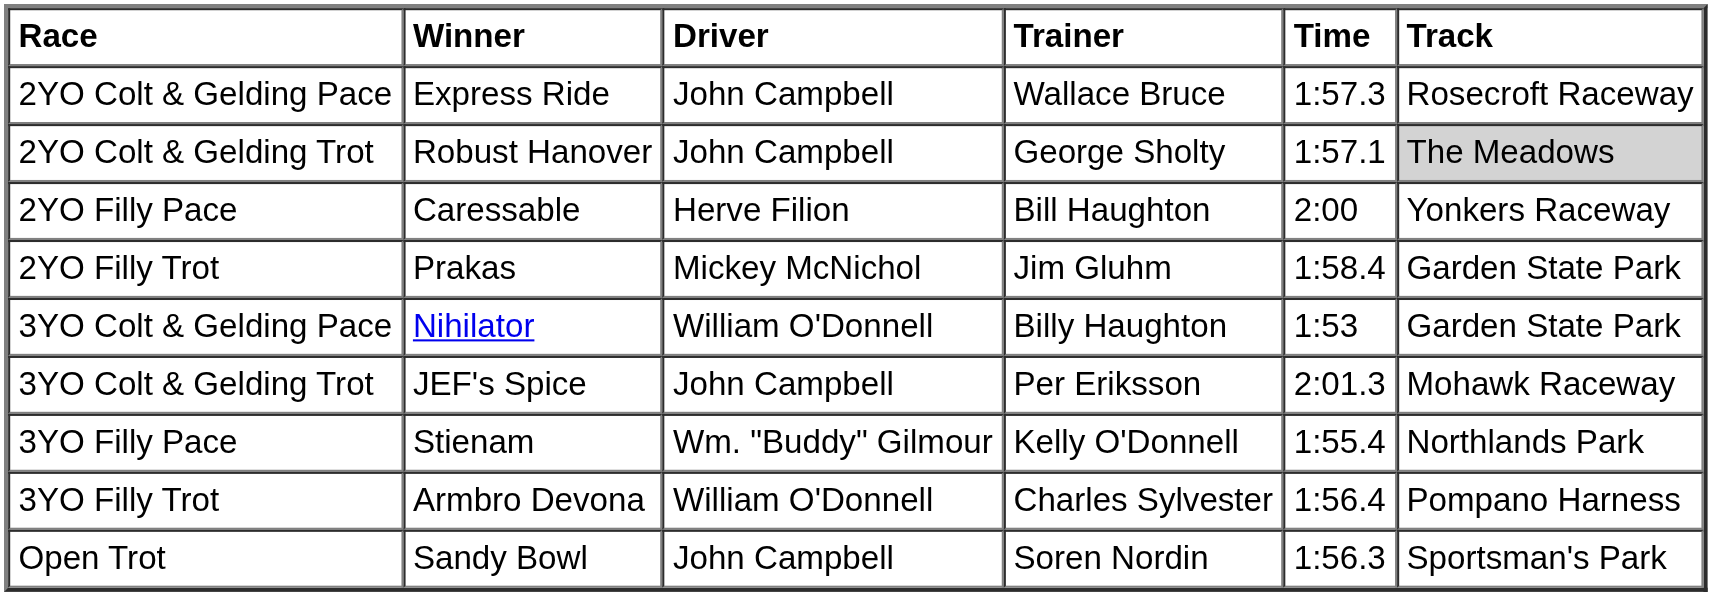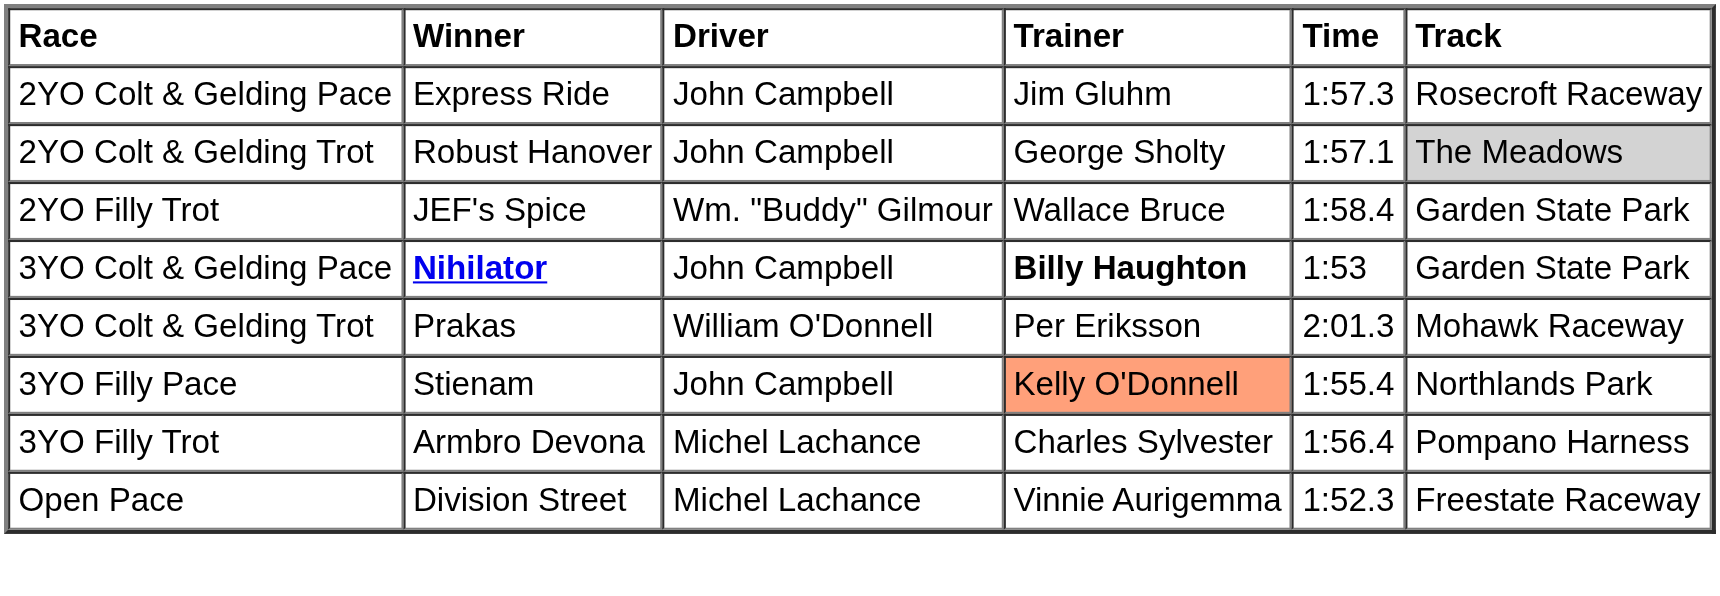(1120, 94) Wallace Bruce -> (1093, 94) Jim Gluhm
- row: (128, 210)
(464, 268) Prakas -> (500, 210) JEF's Spice
(797, 268) Mickey McNichol -> (833, 210) Wm. "Buddy" Gilmour
(1093, 268) Jim Gluhm -> (1120, 210) Wallace Bruce
(474, 326) normal -> (480, 268) bold
(803, 326) William O'Donnell -> (783, 268) John Campbell
(1120, 326) normal -> (1130, 268) bold
(500, 384) JEF's Spice -> (464, 326) Prakas
(783, 384) John Campbell -> (803, 326) William O'Donnell
(833, 442) Wm. "Buddy" Gilmour -> (783, 384) John Campbell
(1126, 442) no background -> (1126, 384) lightsalmon background
(803, 500) William O'Donnell -> (797, 442) Michel Lachance
+ row: (101, 500)
- row: (92, 558)
